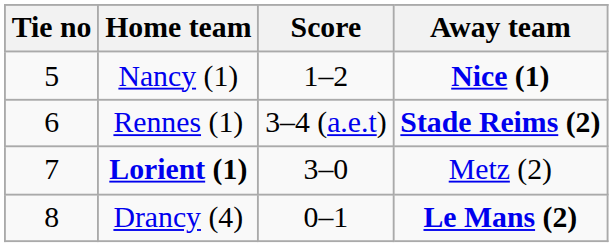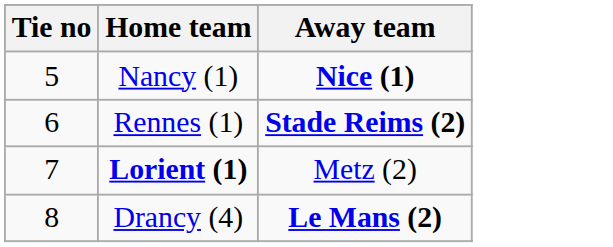- column: (326, 28)
